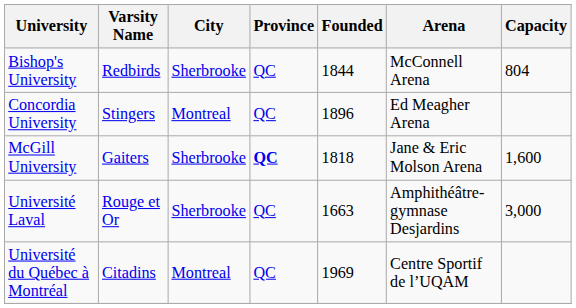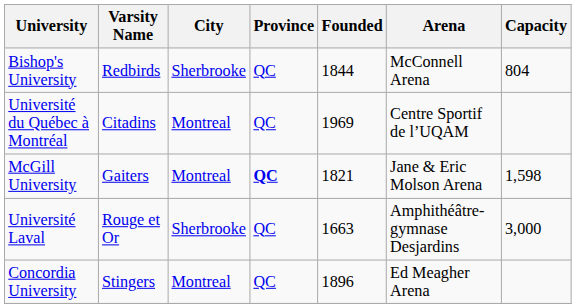rows swapped: (42, 114) <-> (49, 272)
(209, 157) Sherbrooke -> (201, 176) Montreal
(338, 157) 1818 -> (338, 176) 1821
(523, 157) 1,600 -> (523, 176) 1,598
